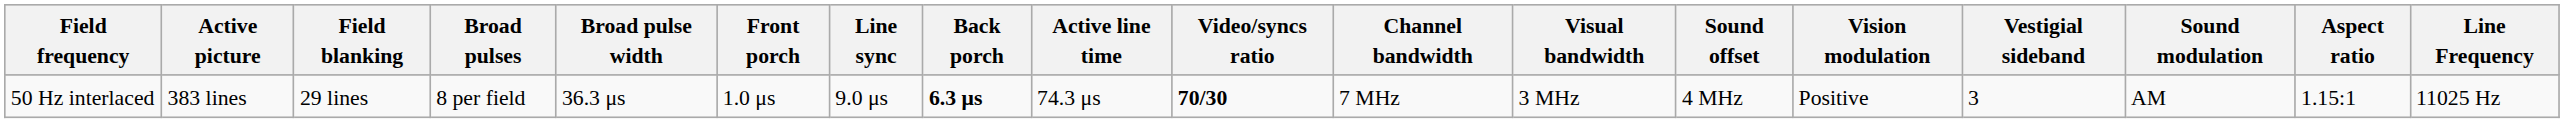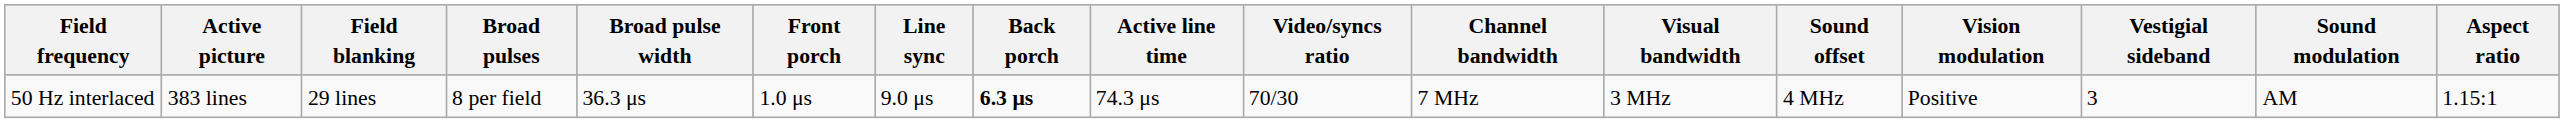- column: (2485, 41)
(1203, 95) bold -> (1274, 97) normal
